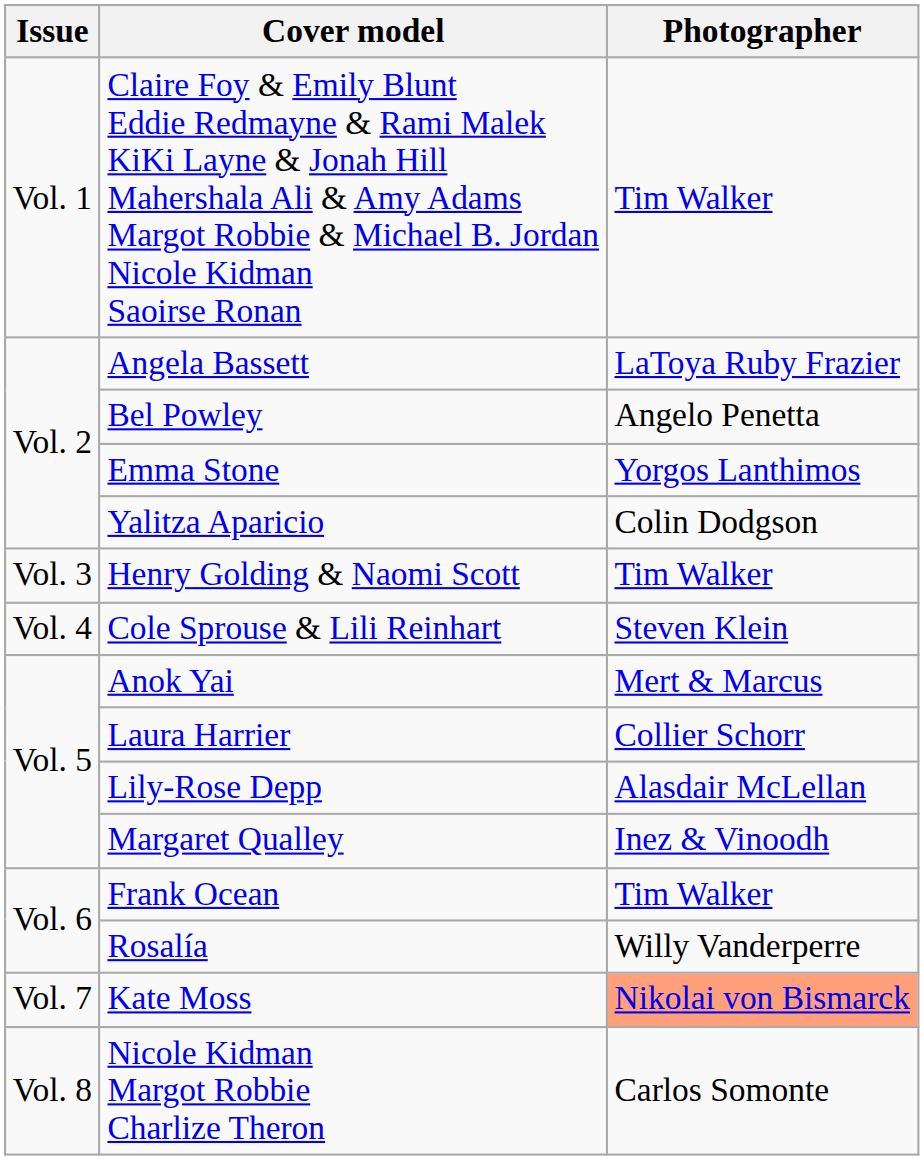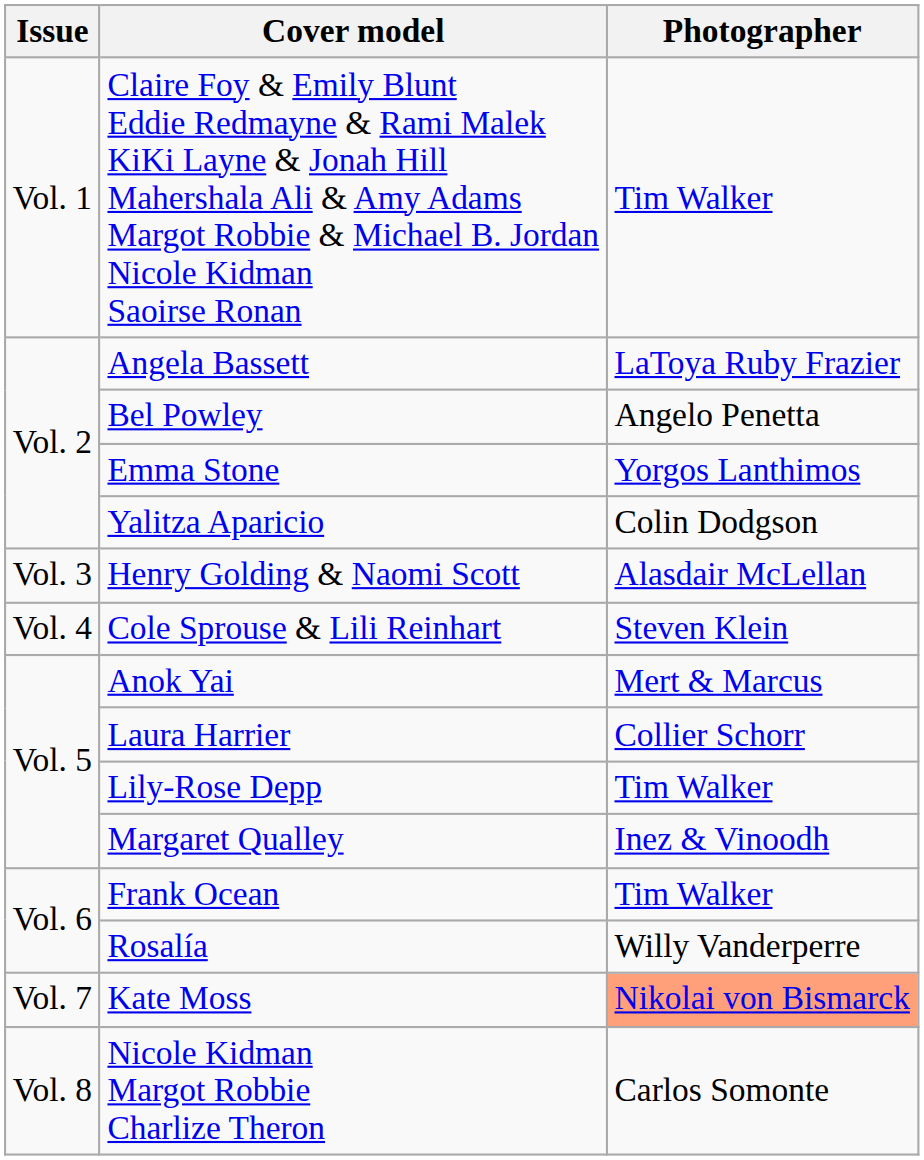(694, 574) Tim Walker -> (740, 574) Alasdair McLellan
(740, 787) Alasdair McLellan -> (694, 787) Tim Walker
